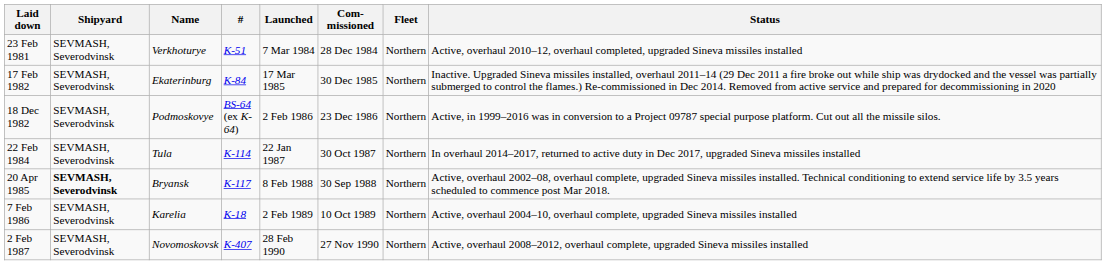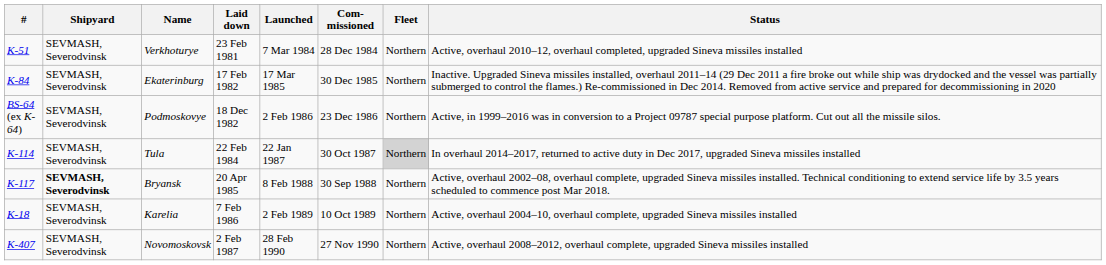columns swapped: (240, 19) <-> (28, 19)
(406, 153) no background -> (406, 153) lightgrey background
